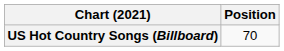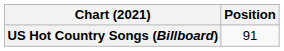(250, 35) 70 -> (250, 35) 91
